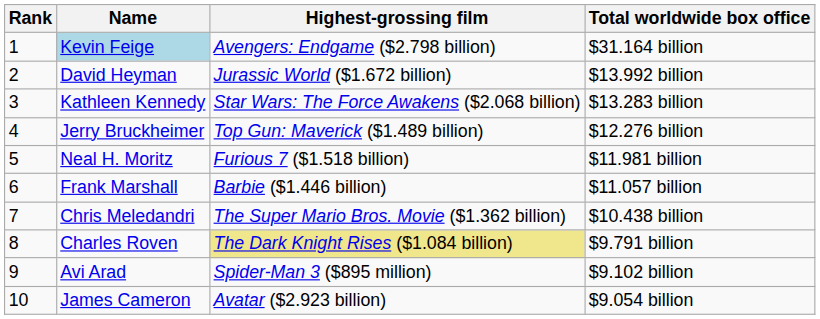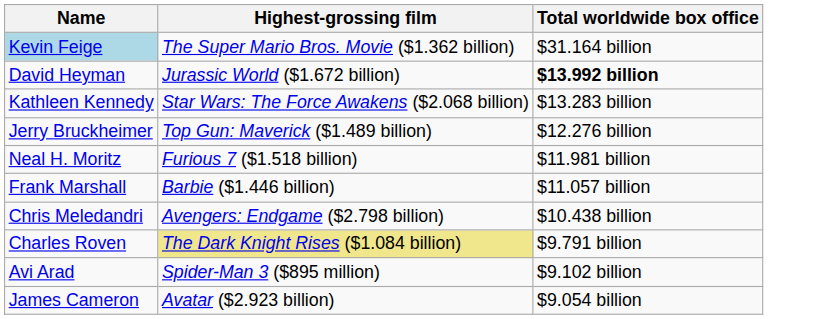- column: (30, 18)
(355, 46) Avengers: Endgame ($2.798 billion) -> (338, 46) The Super Mario Bros. Movie ($1.362 billion)
(646, 74) normal -> (598, 74) bold
(390, 215) The Super Mario Bros. Movie ($1.362 billion) -> (303, 215) Avengers: Endgame ($2.798 billion)
